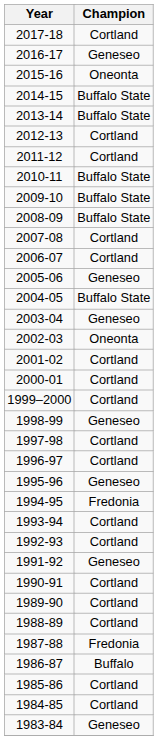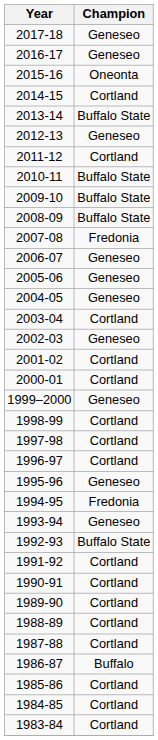(114, 34) Cortland -> (114, 34) Geneseo
(114, 95) Buffalo State -> (114, 95) Cortland
(114, 136) Cortland -> (114, 136) Geneseo
(114, 237) Cortland -> (114, 237) Fredonia
(114, 258) Cortland -> (114, 258) Geneseo
(114, 298) Buffalo State -> (114, 298) Geneseo
(114, 319) Geneseo -> (114, 319) Cortland
(114, 339) Oneonta -> (114, 339) Geneseo
(114, 400) Cortland -> (114, 400) Geneseo
(114, 420) Geneseo -> (114, 420) Cortland
(114, 522) Cortland -> (114, 522) Geneseo
(114, 542) Cortland -> (114, 542) Buffalo State
(114, 562) Geneseo -> (114, 562) Cortland
(114, 643) Fredonia -> (114, 643) Cortland
(114, 725) Geneseo -> (114, 725) Cortland
